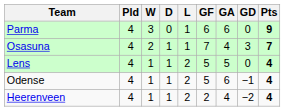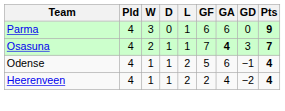(227, 47) normal -> (227, 47) bold
- row: (18, 64)
